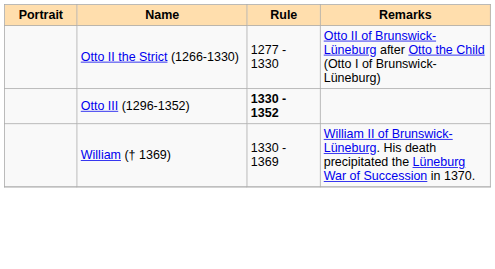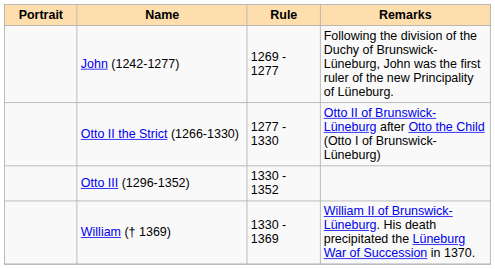+ row: (130, 64)
(269, 106) bold -> (269, 183) normal
